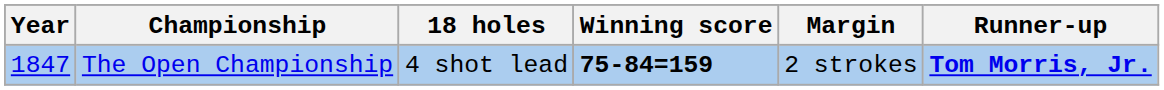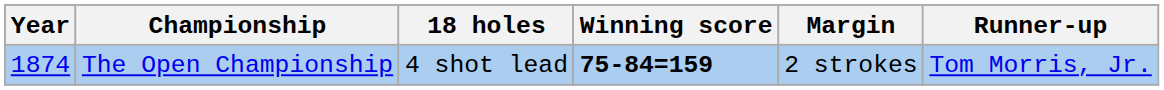(40, 65) 1847 -> (40, 65) 1874
(1041, 65) bold -> (1041, 65) normal
